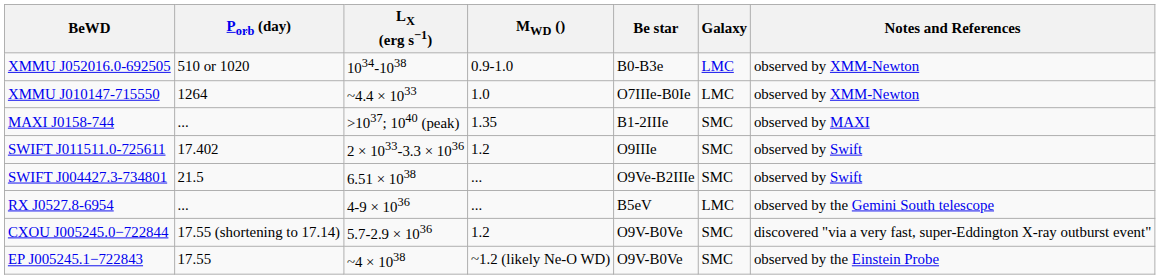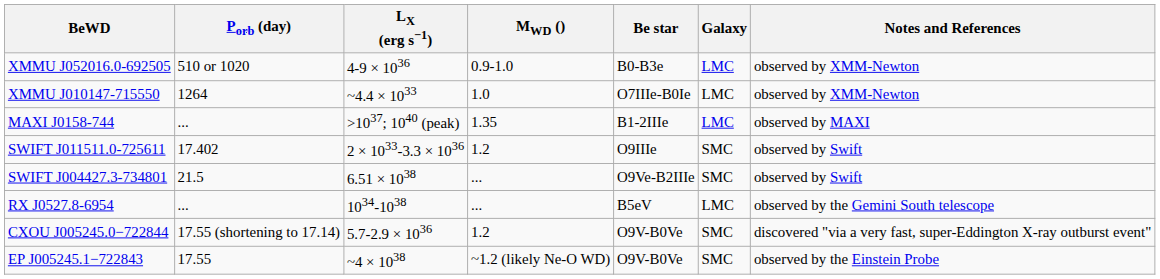(377, 66) 1034-1038 -> (378, 66) 4-9 × 1036
(717, 121) SMC -> (718, 121) LMC
(378, 204) 4-9 × 1036 -> (377, 204) 1034-1038
